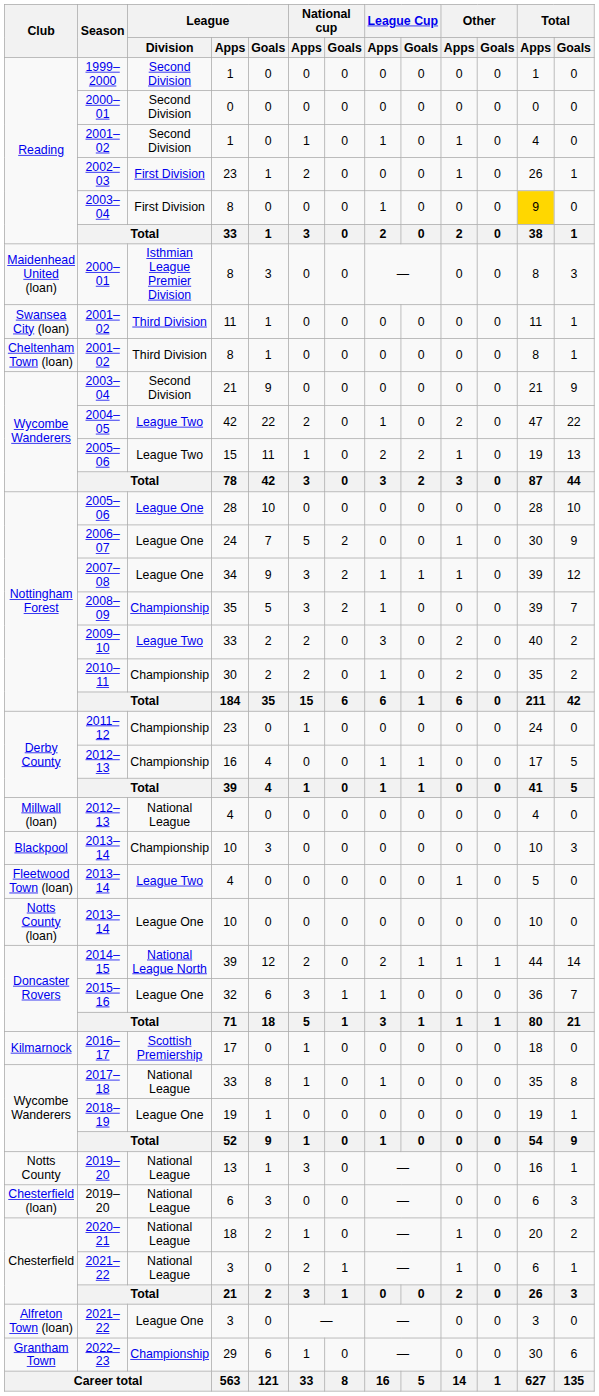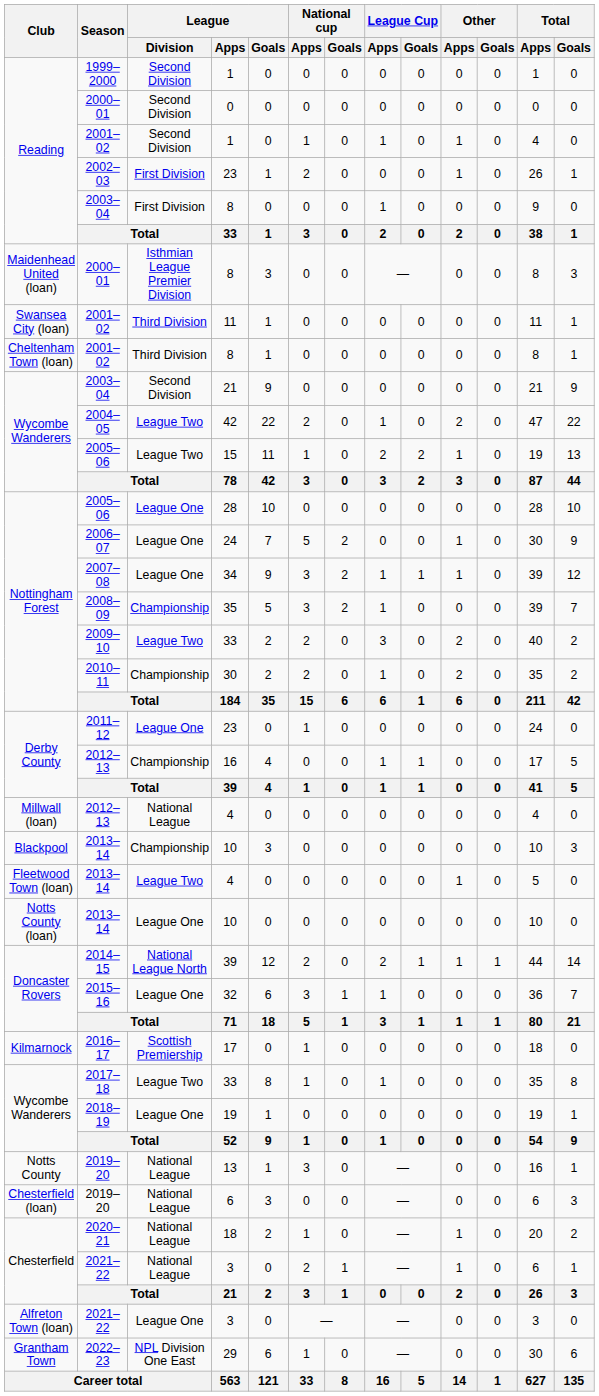(536, 207) gold background -> (536, 207) no background
(170, 728) Championship -> (170, 728) League One
(170, 1081) National League -> (170, 1081) League Two
(170, 1354) Championship -> (170, 1354) NPL Division One East
